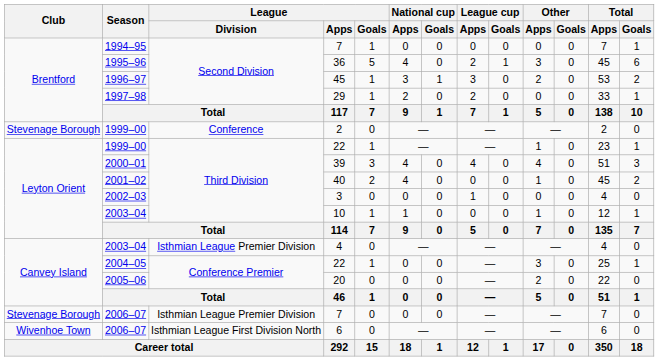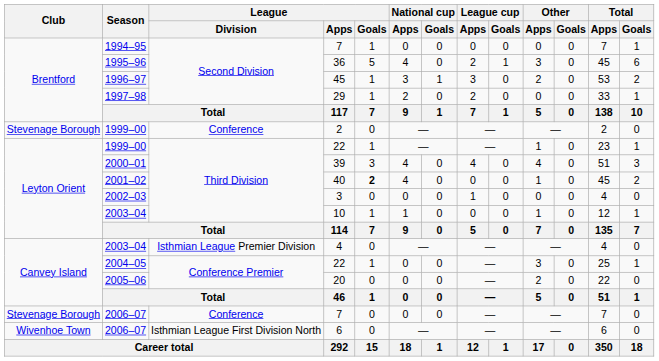(372, 180) normal -> (372, 180) bold
(236, 314) Isthmian League Premier Division -> (236, 314) Conference
